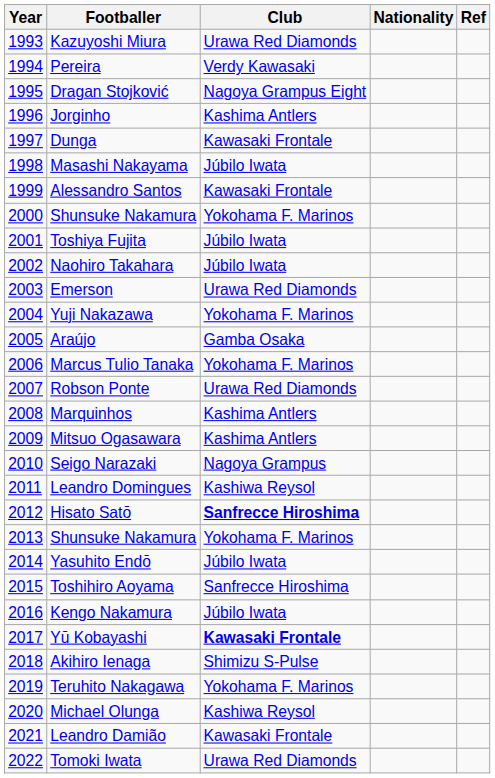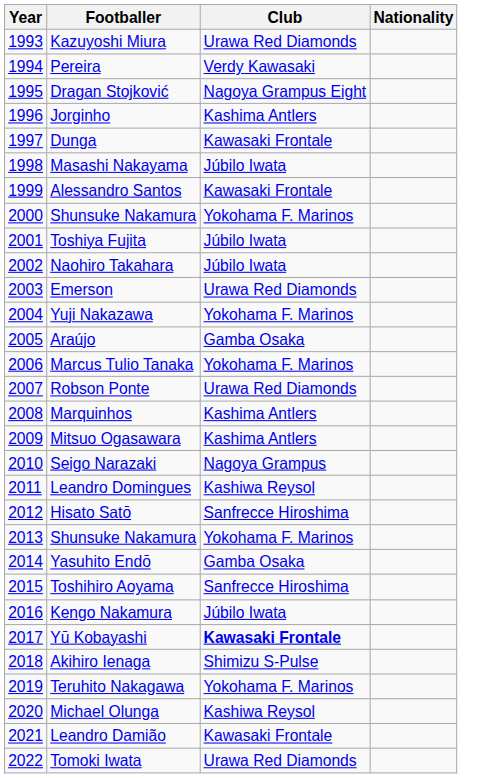- column: (473, 17)
(281, 513) bold -> (276, 513) normal
(245, 562) Júbilo Iwata -> (254, 562) Gamba Osaka
